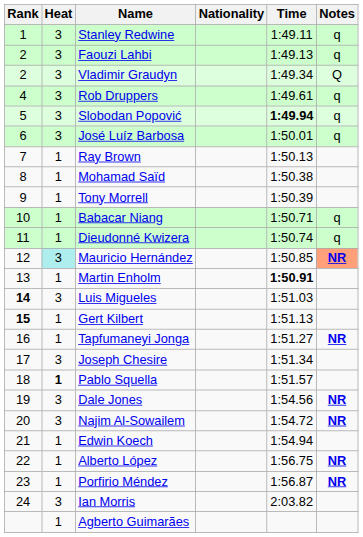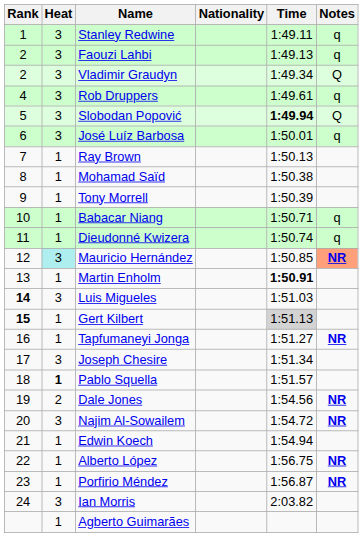(337, 116) q -> (337, 116) Q
(292, 319) no background -> (292, 319) lightgrey background
(58, 400) 3 -> (58, 400) 2
